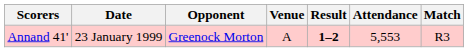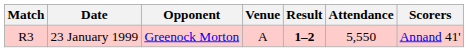columns swapped: (442, 15) <-> (38, 15)
(385, 36) 5,553 -> (361, 36) 5,550
